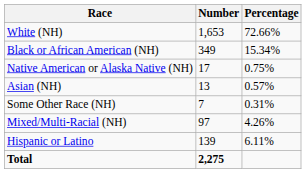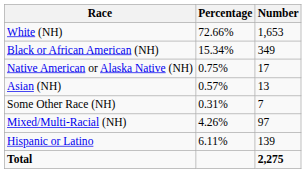columns swapped: (219, 13) <-> (272, 13)
